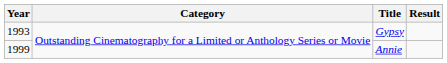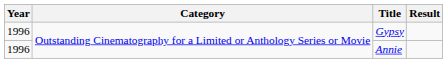(18, 31) 1993 -> (18, 31) 1996
(18, 49) 1999 -> (18, 49) 1996
